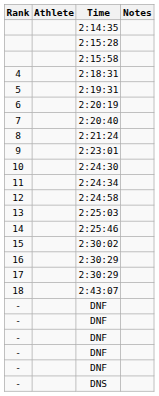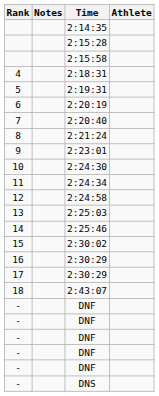columns swapped: (54, 12) <-> (137, 12)
